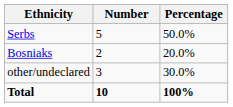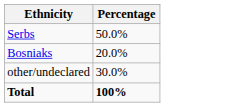- column: (126, 14)
